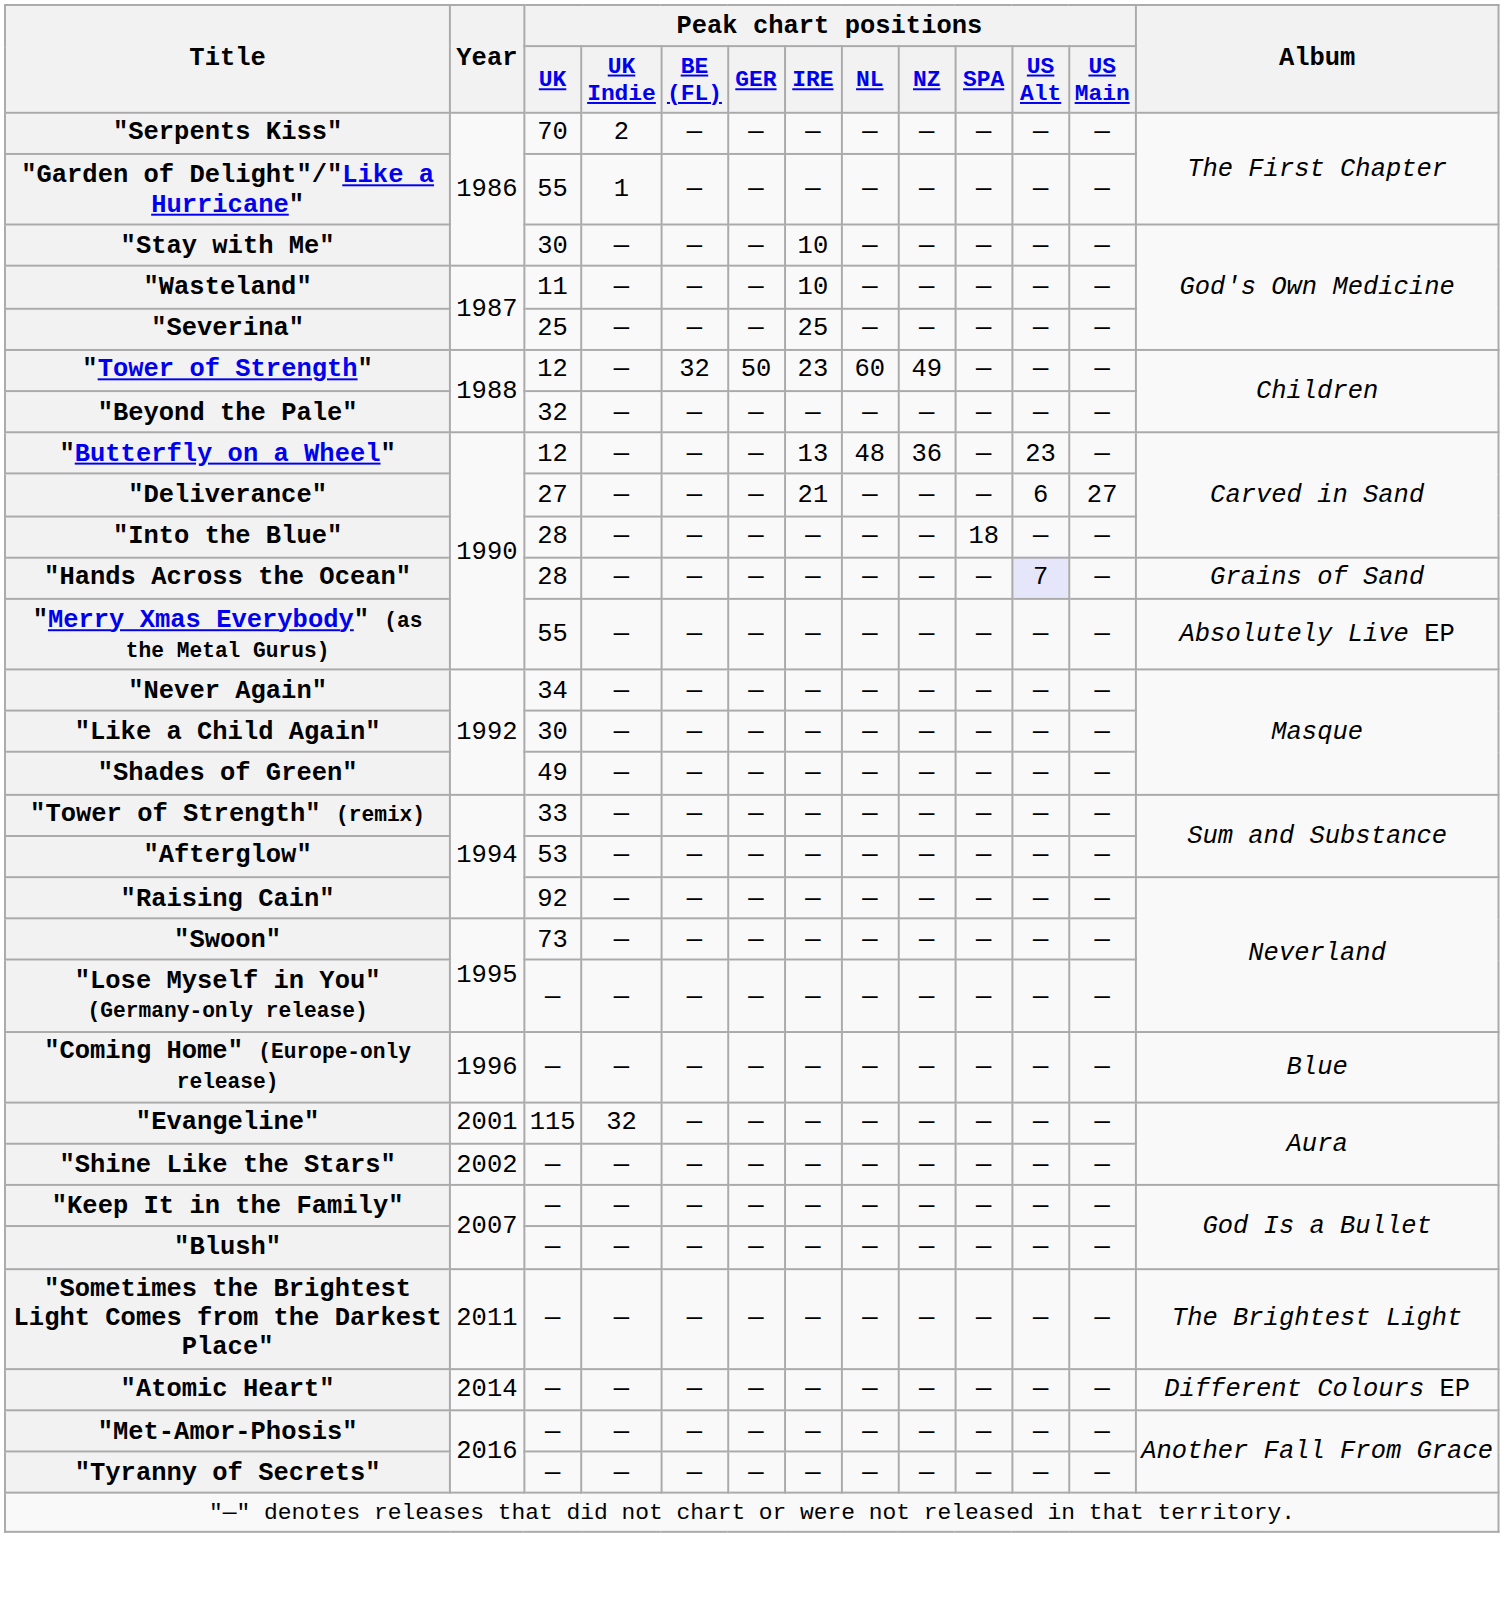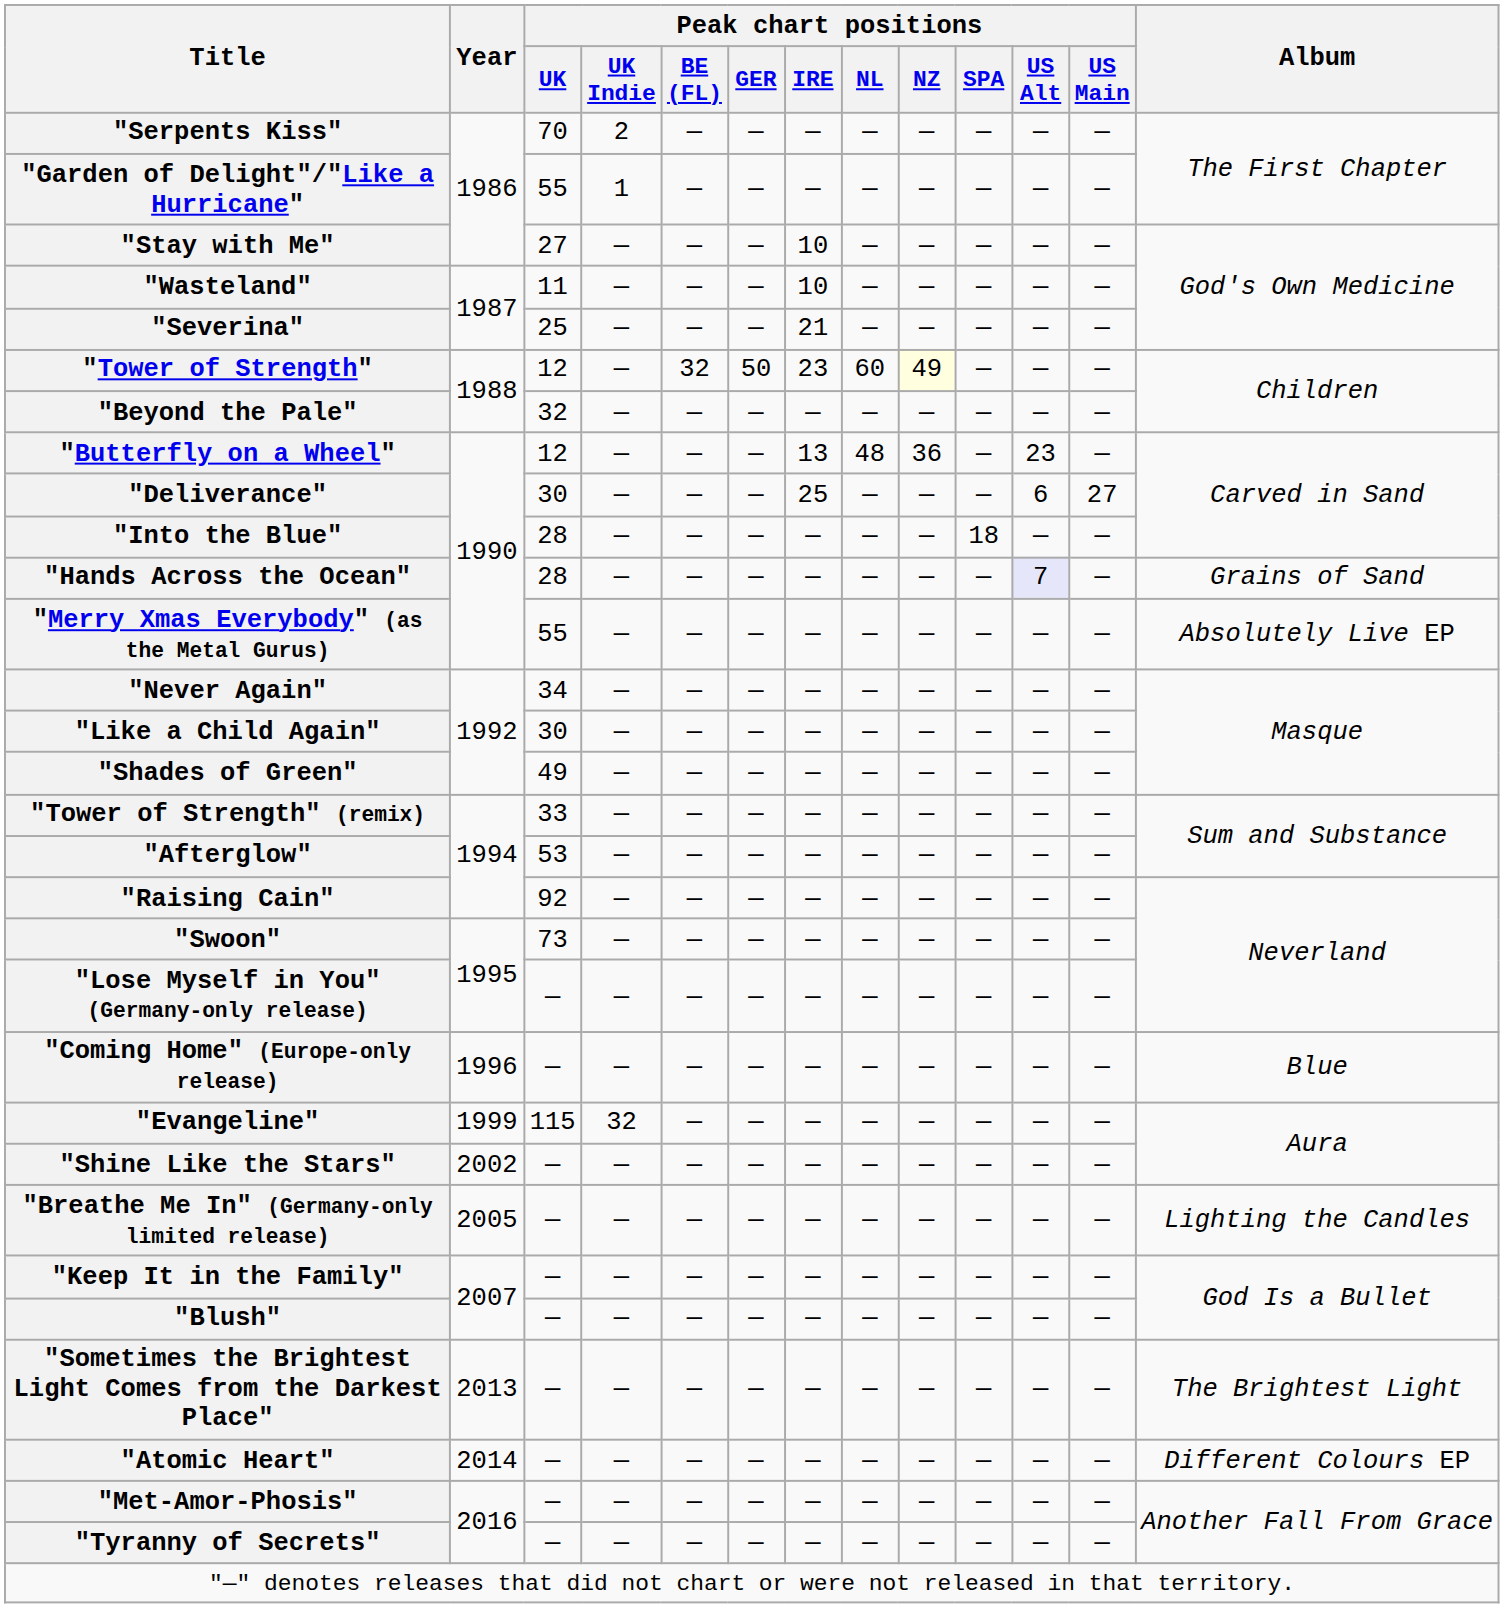(553, 246) 30 -> (553, 246) 27
(813, 329) 25 -> (813, 329) 21
(927, 370) no background -> (927, 370) lightyellow background
(553, 495) 27 -> (553, 495) 30
(813, 495) 21 -> (813, 495) 25
(487, 1123) 2001 -> (487, 1123) 1999
+ row: (228, 1220)
(487, 1318) 2011 -> (487, 1389) 2013
